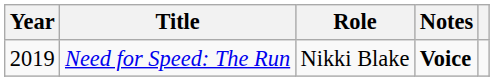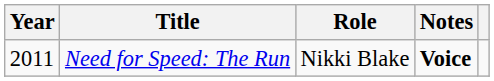(32, 57) 2019 -> (32, 57) 2011
